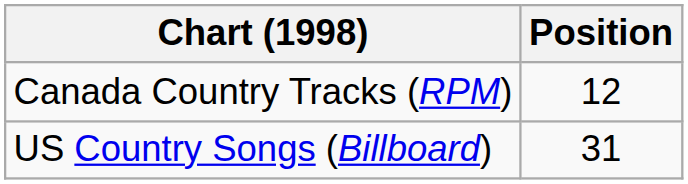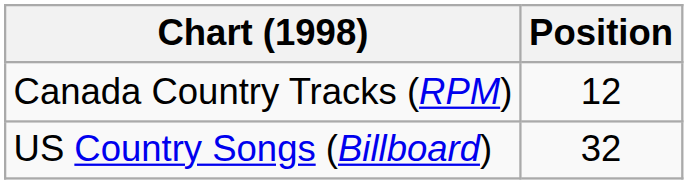(601, 149) 31 -> (601, 149) 32
